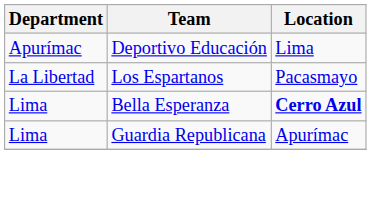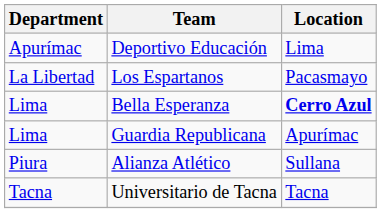+ row: (171, 163)
+ row: (194, 192)
